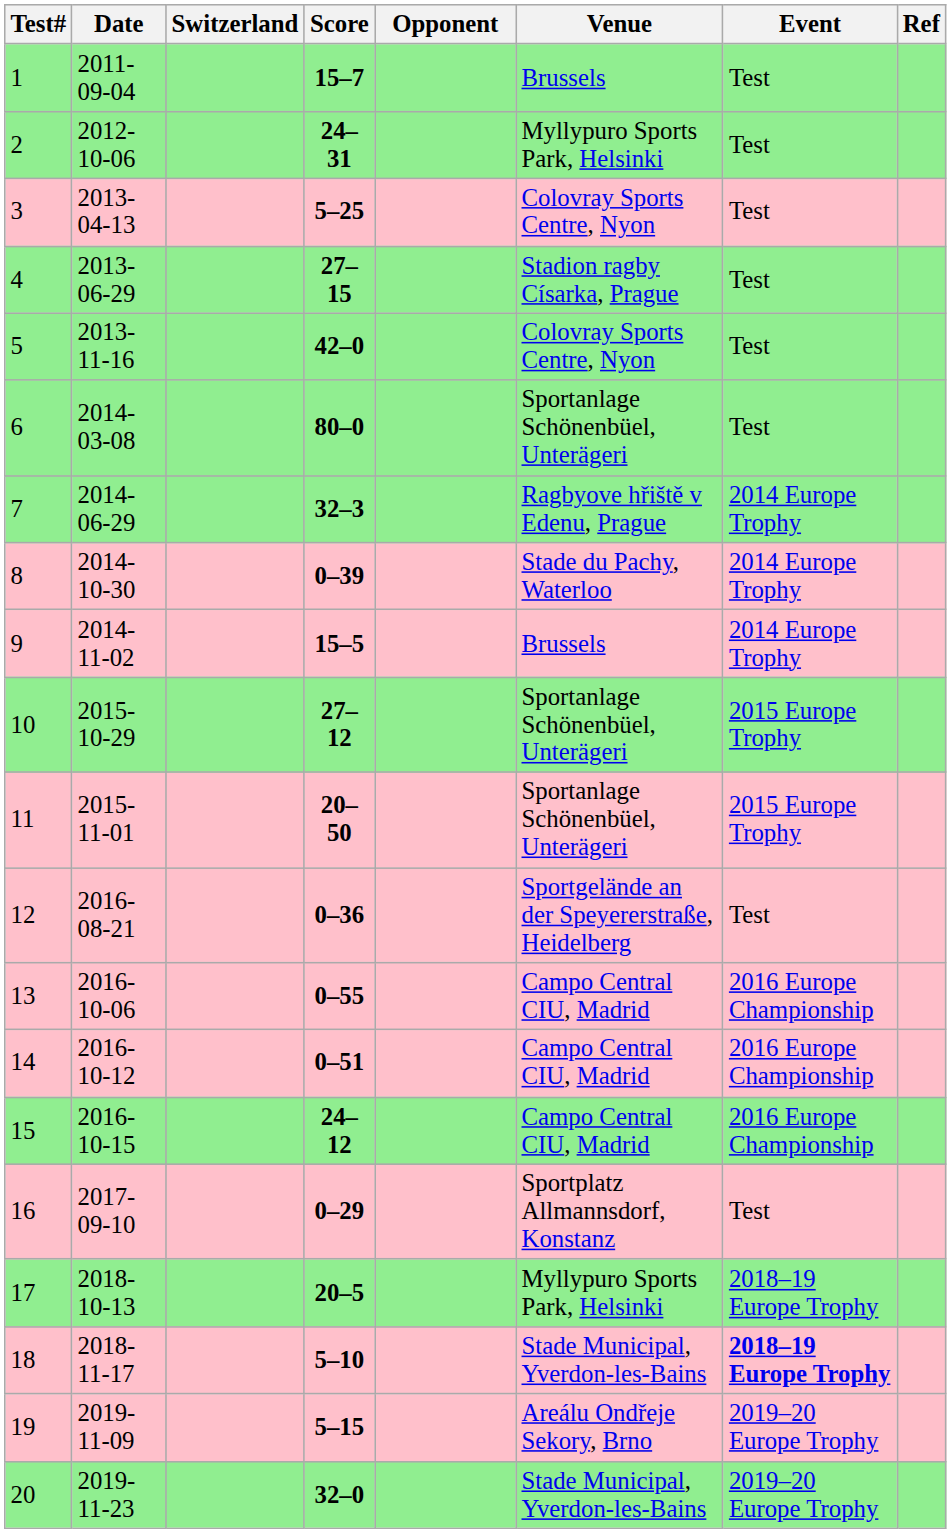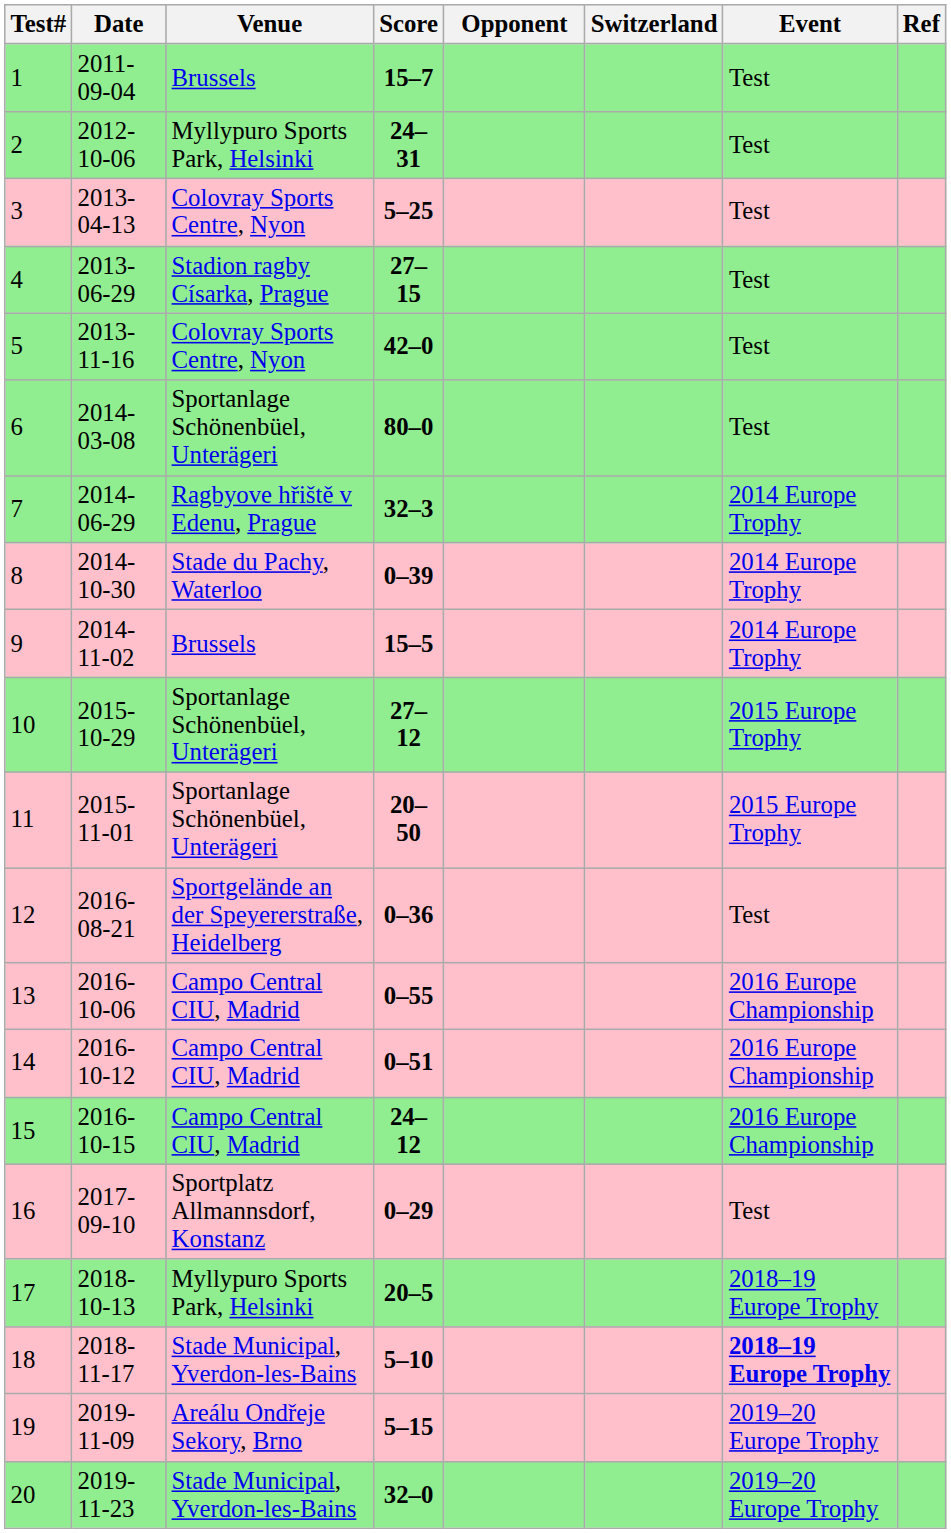columns swapped: (235, 24) <-> (619, 24)
